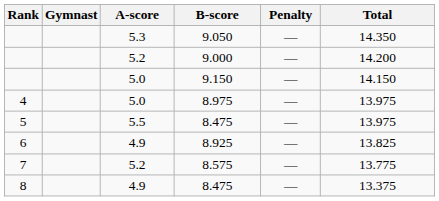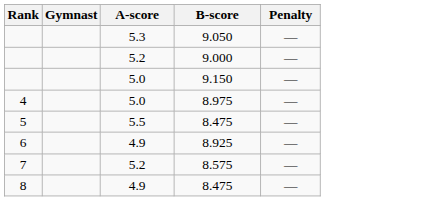- column: (378, 15)
